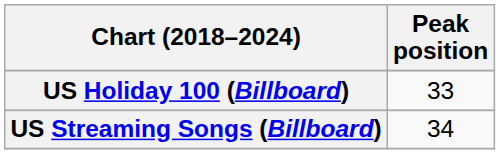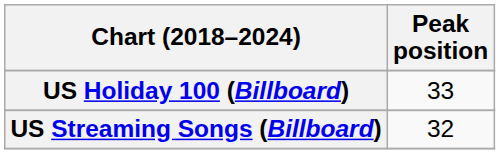(441, 129) 34 -> (441, 129) 32
